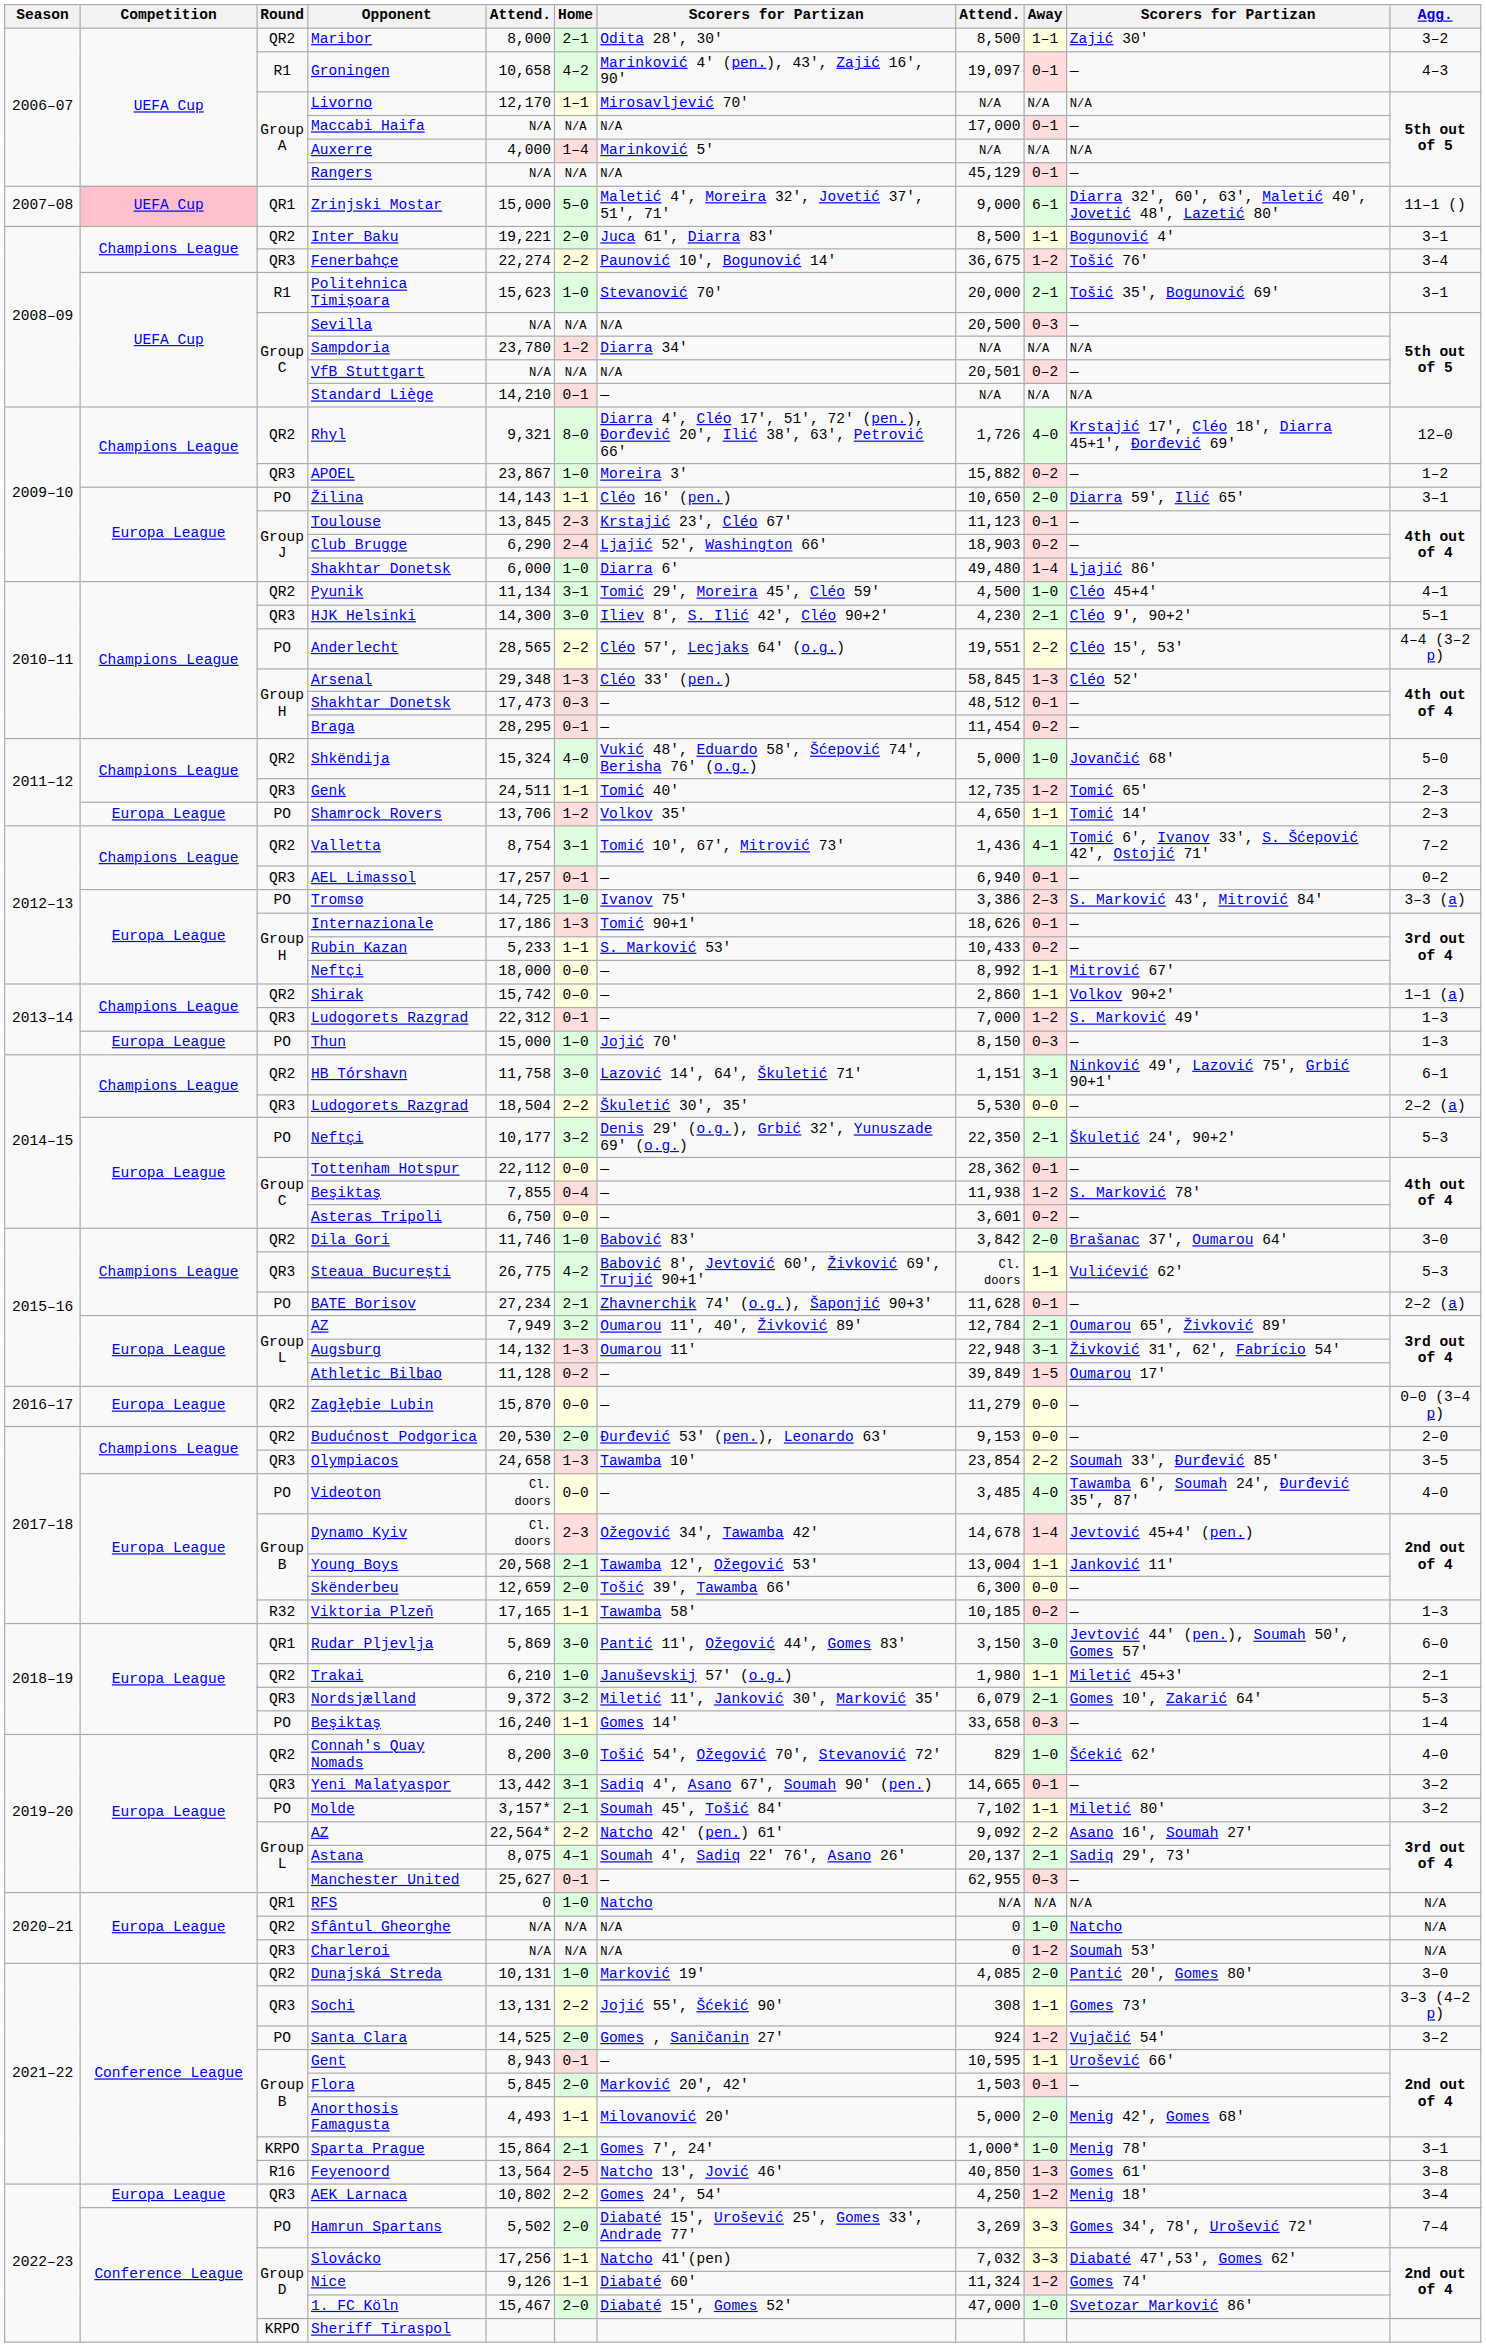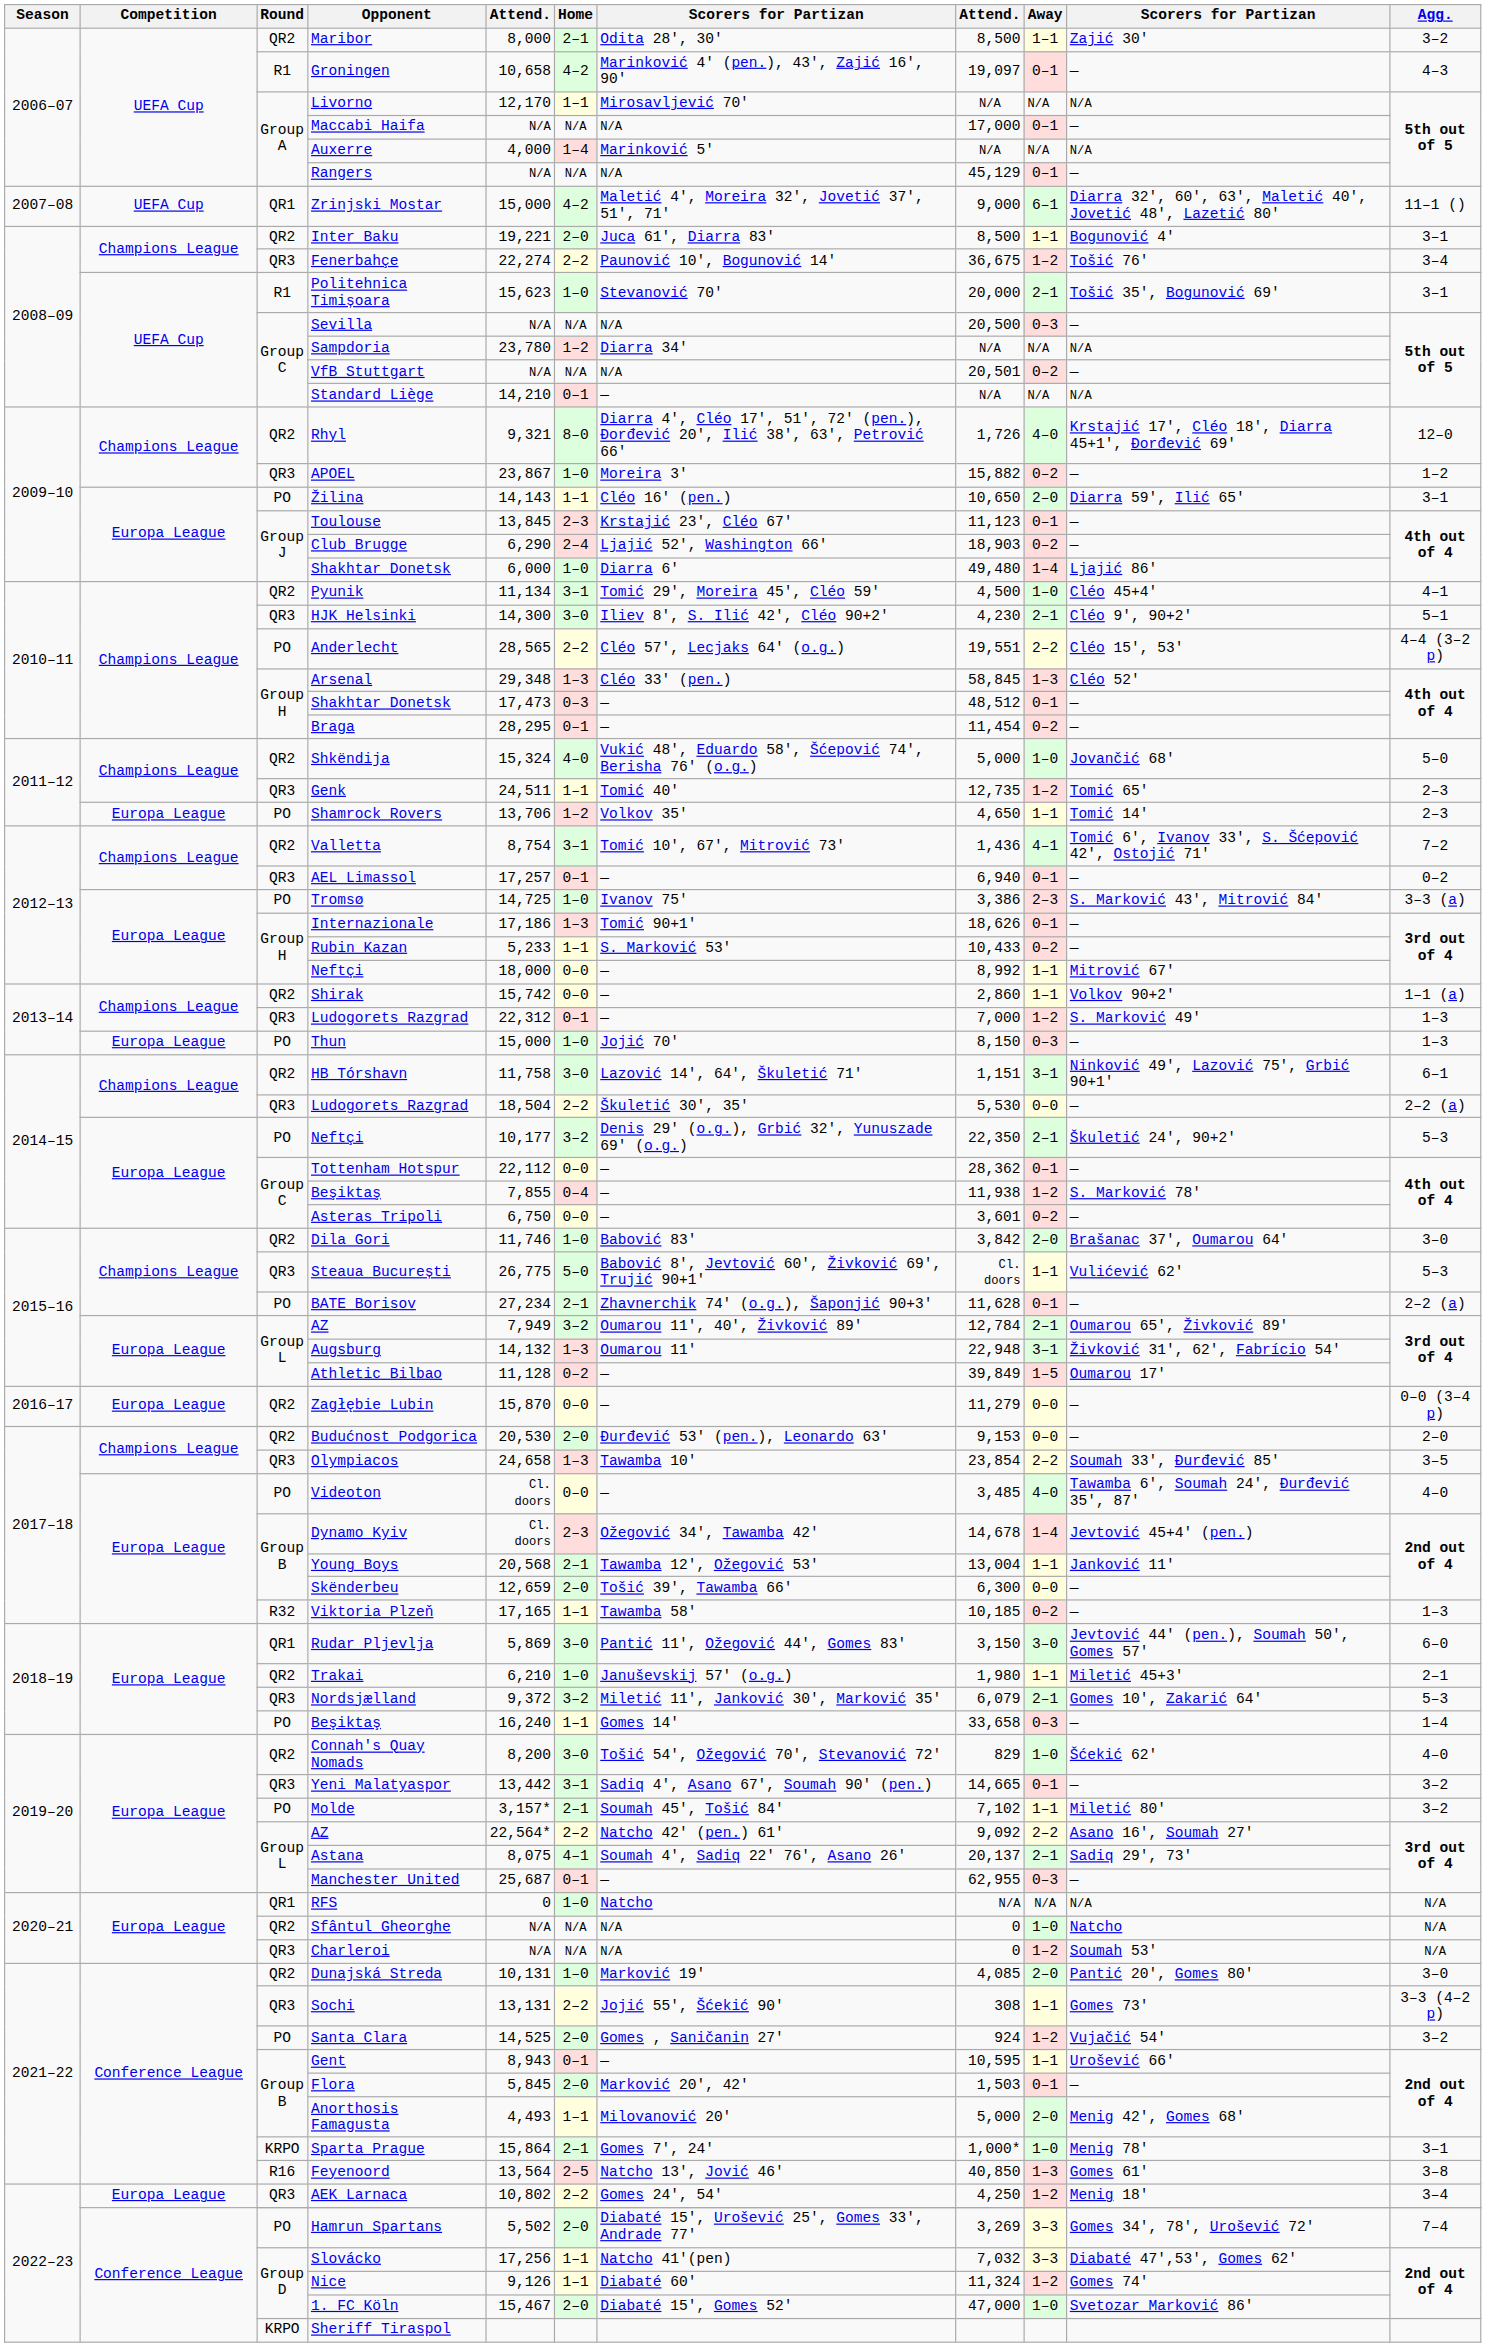(169, 206) pink background -> (169, 206) no background
(576, 206) 5–0 -> (576, 206) 4–2
(576, 1272) 4–2 -> (576, 1272) 5–0
(525, 1881) 25,627 -> (525, 1881) 25,687
